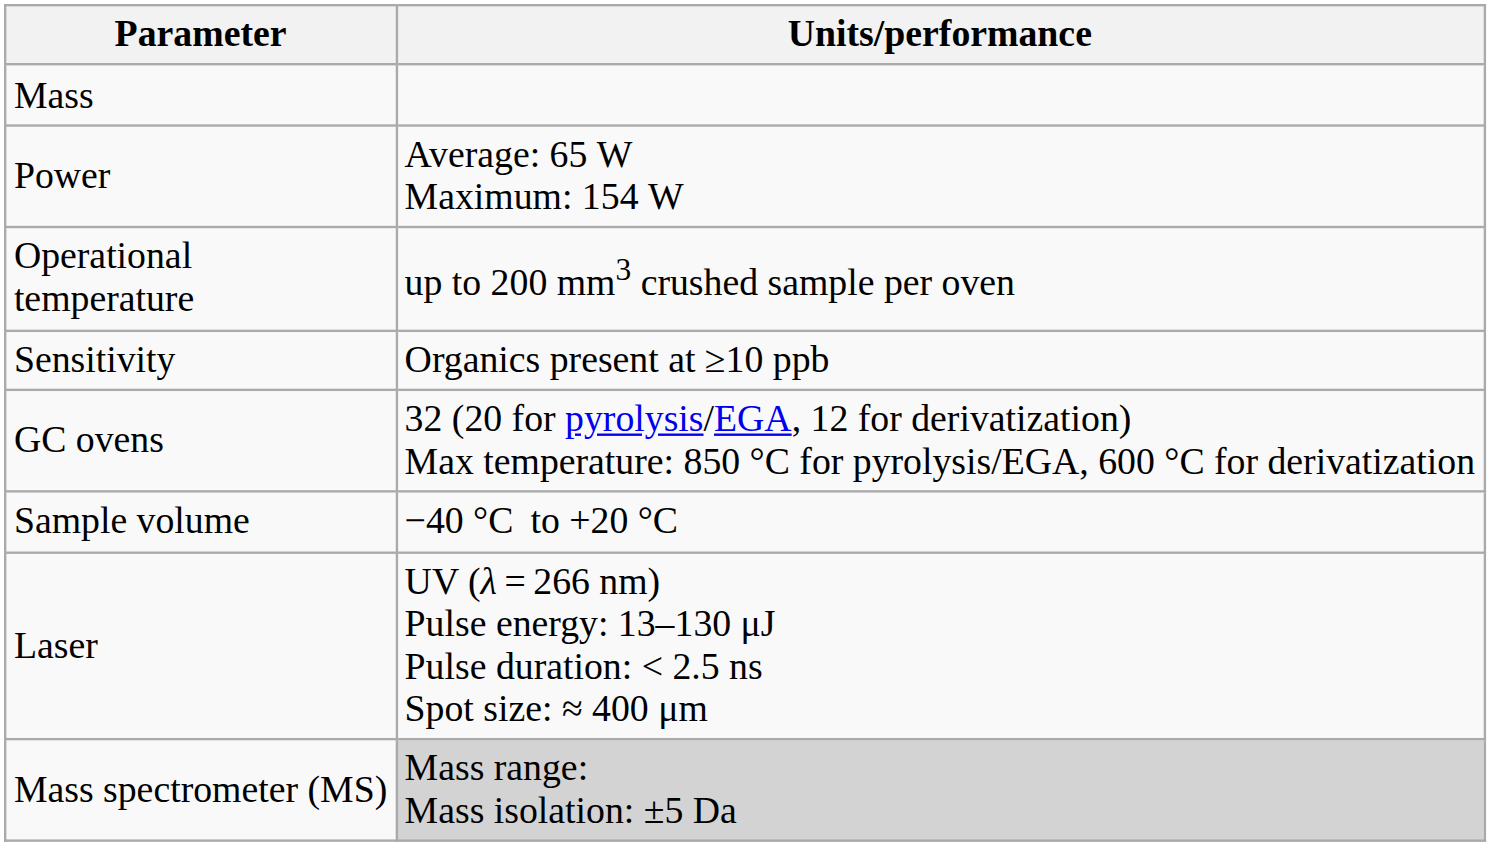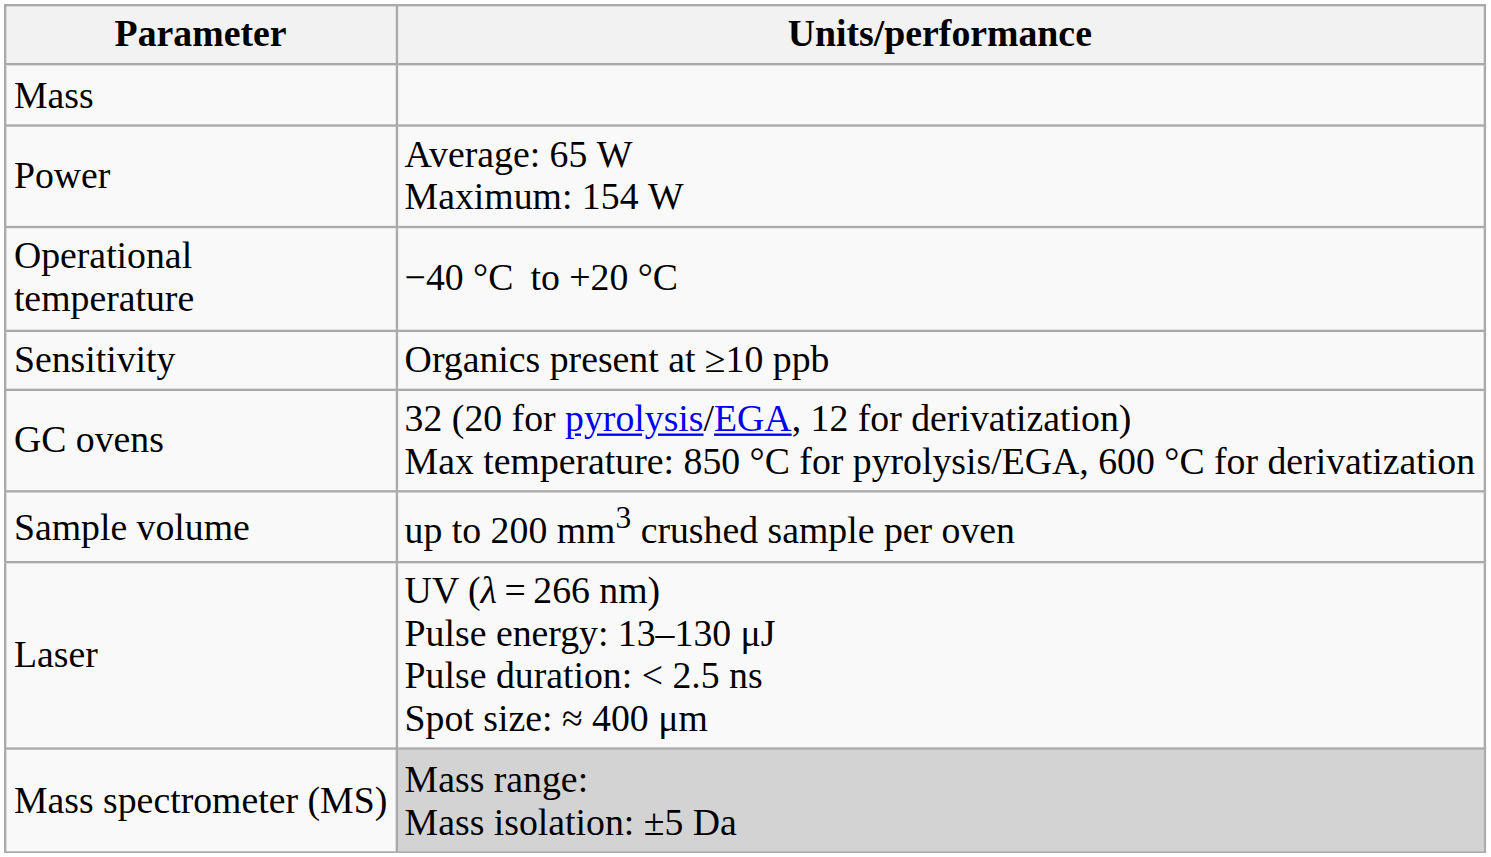(710, 277) up to 200 mm3 crushed sample per oven -> (541, 277) −40 °C to +20 °C
(541, 521) −40 °C to +20 °C -> (710, 526) up to 200 mm3 crushed sample per oven
